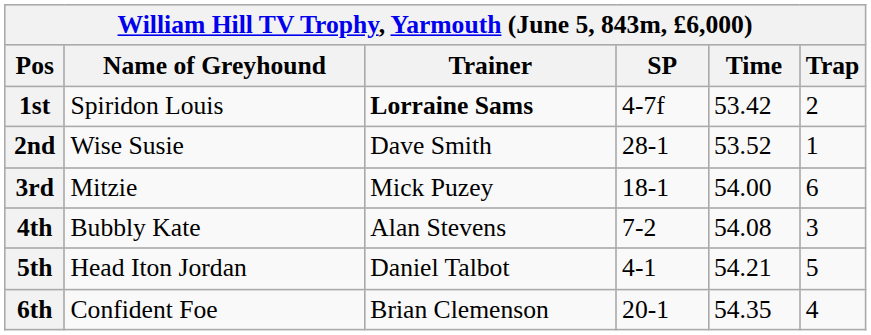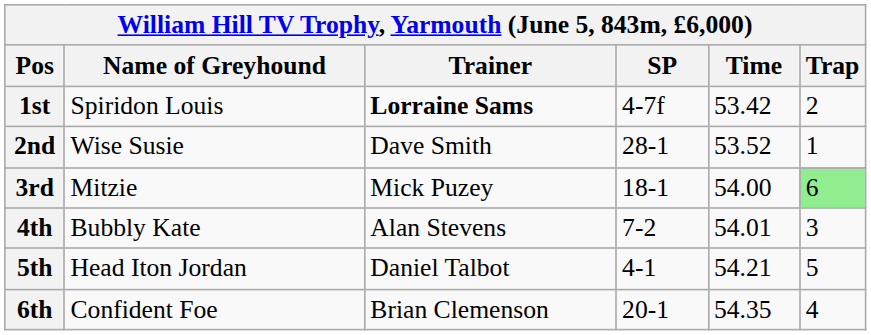(812, 187) no background -> (812, 187) lightgreen background
(743, 227) 54.08 -> (743, 227) 54.01
